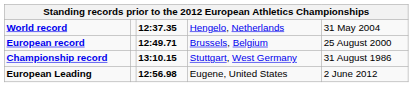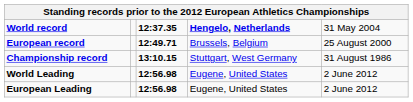(237, 27) normal -> (240, 27) bold
+ row: (40, 74)
